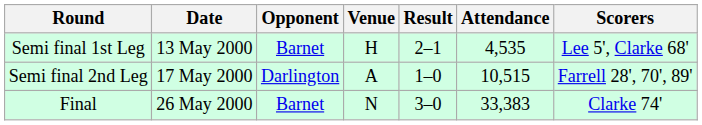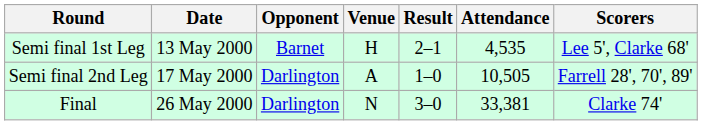(505, 76) 10,515 -> (505, 76) 10,505
(300, 104) Barnet -> (300, 104) Darlington
(505, 104) 33,383 -> (505, 104) 33,381
